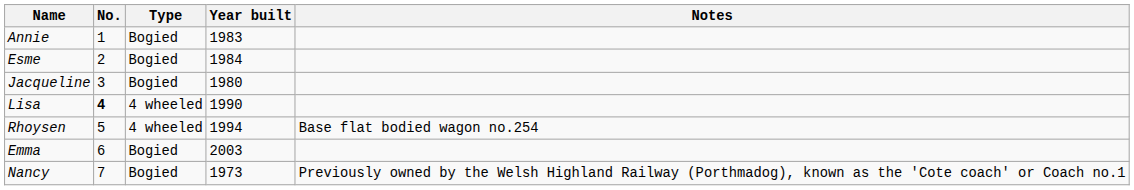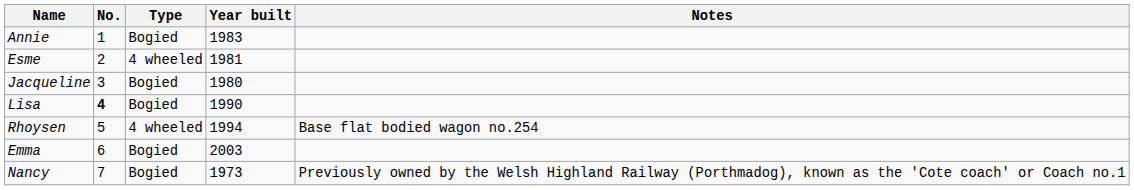(153, 61) Bogied -> (166, 61) 4 wheeled
(226, 61) 1984 -> (226, 61) 1981
(166, 106) 4 wheeled -> (153, 106) Bogied
